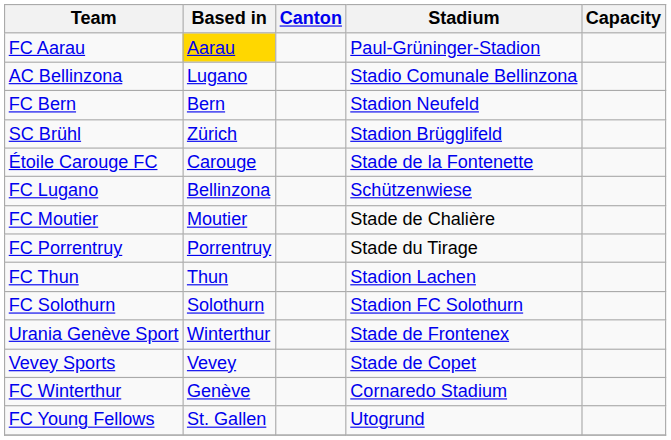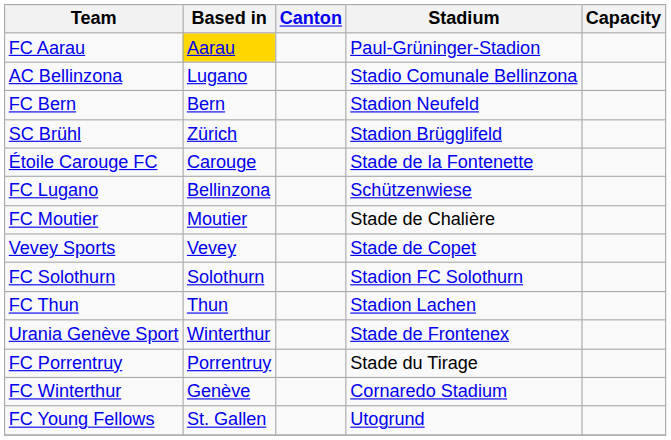rows swapped: (65, 248) <-> (62, 362)
rows swapped: (62, 305) <-> (44, 276)
